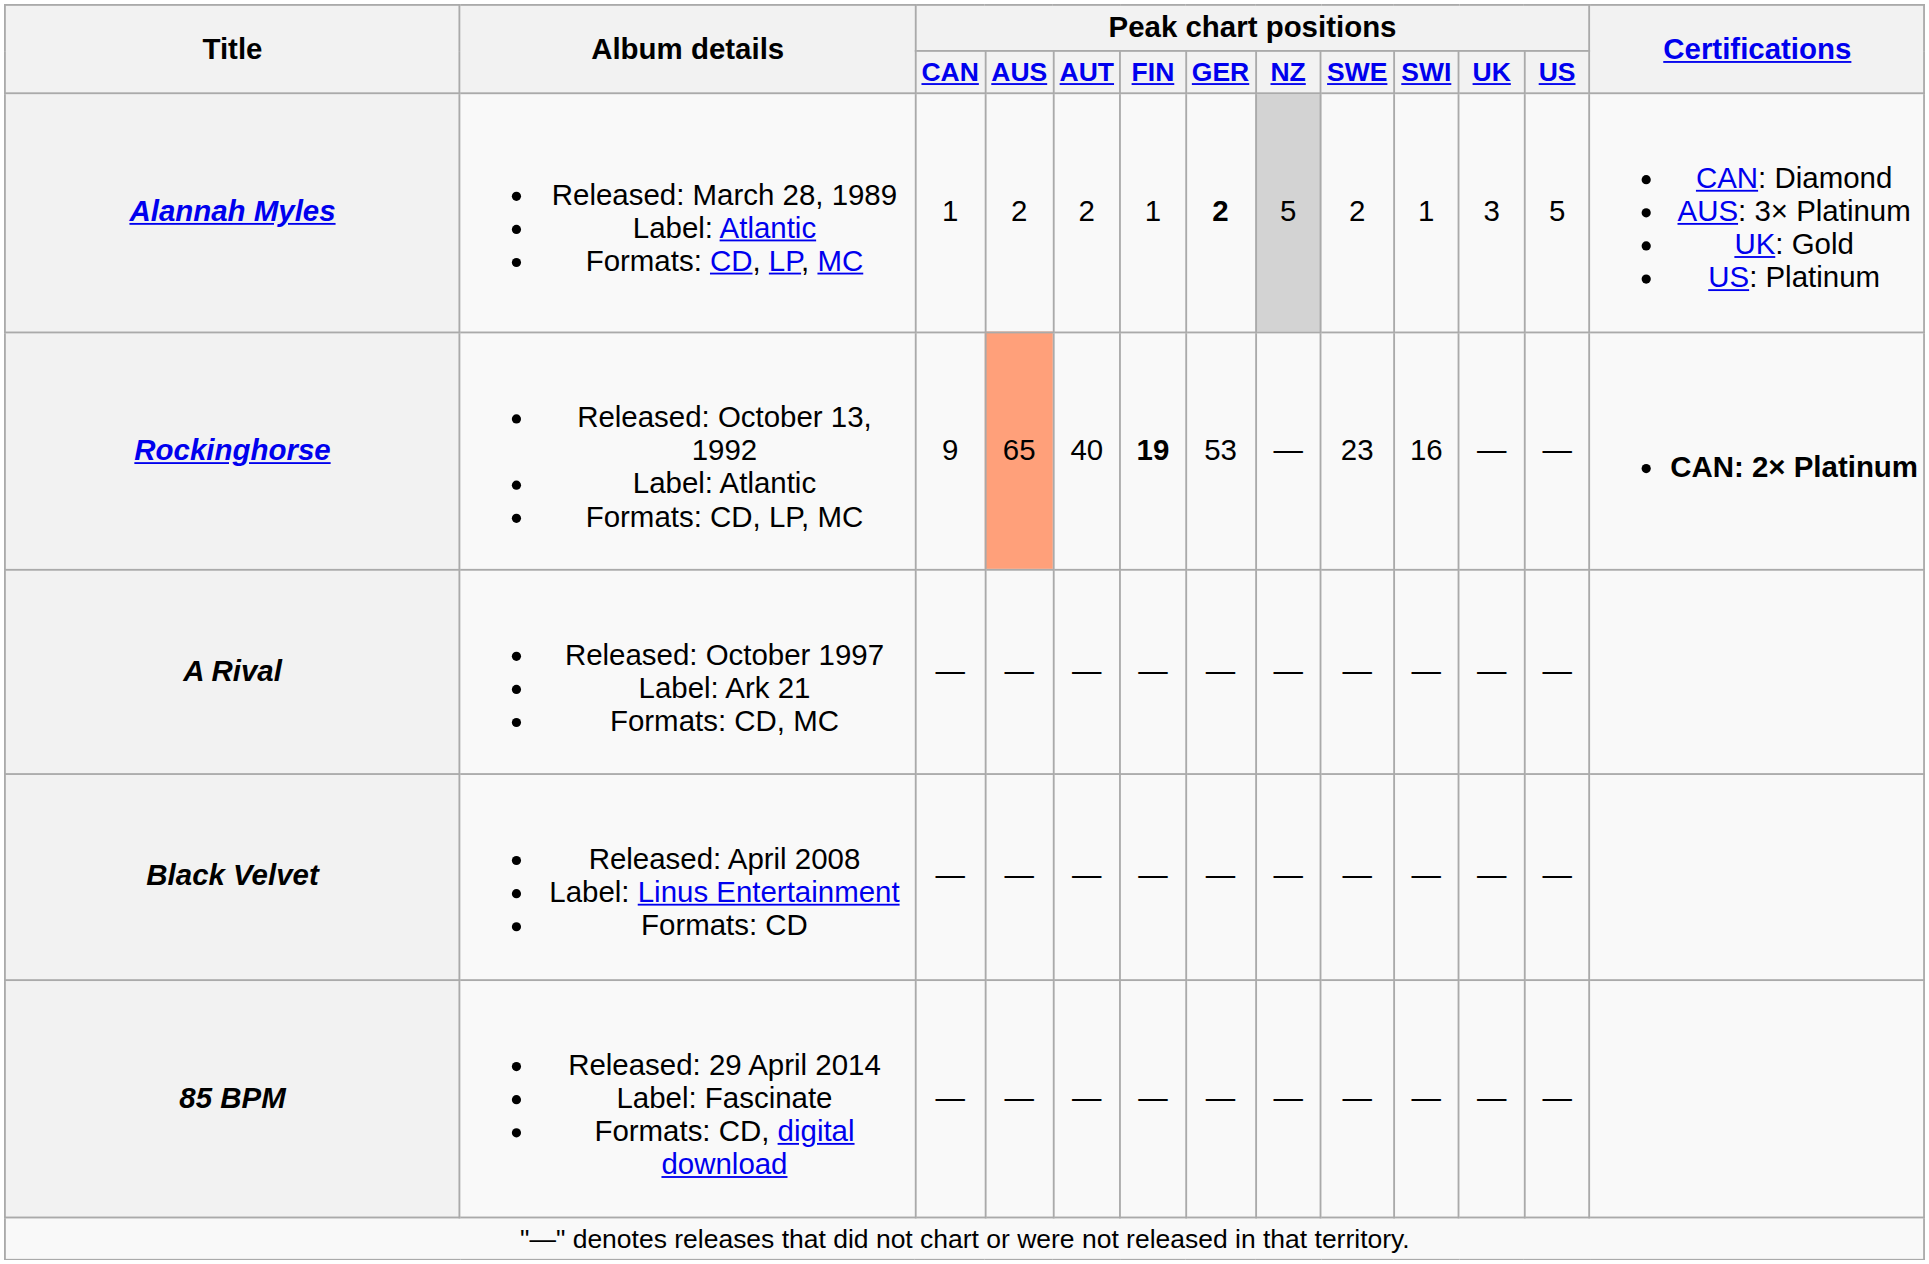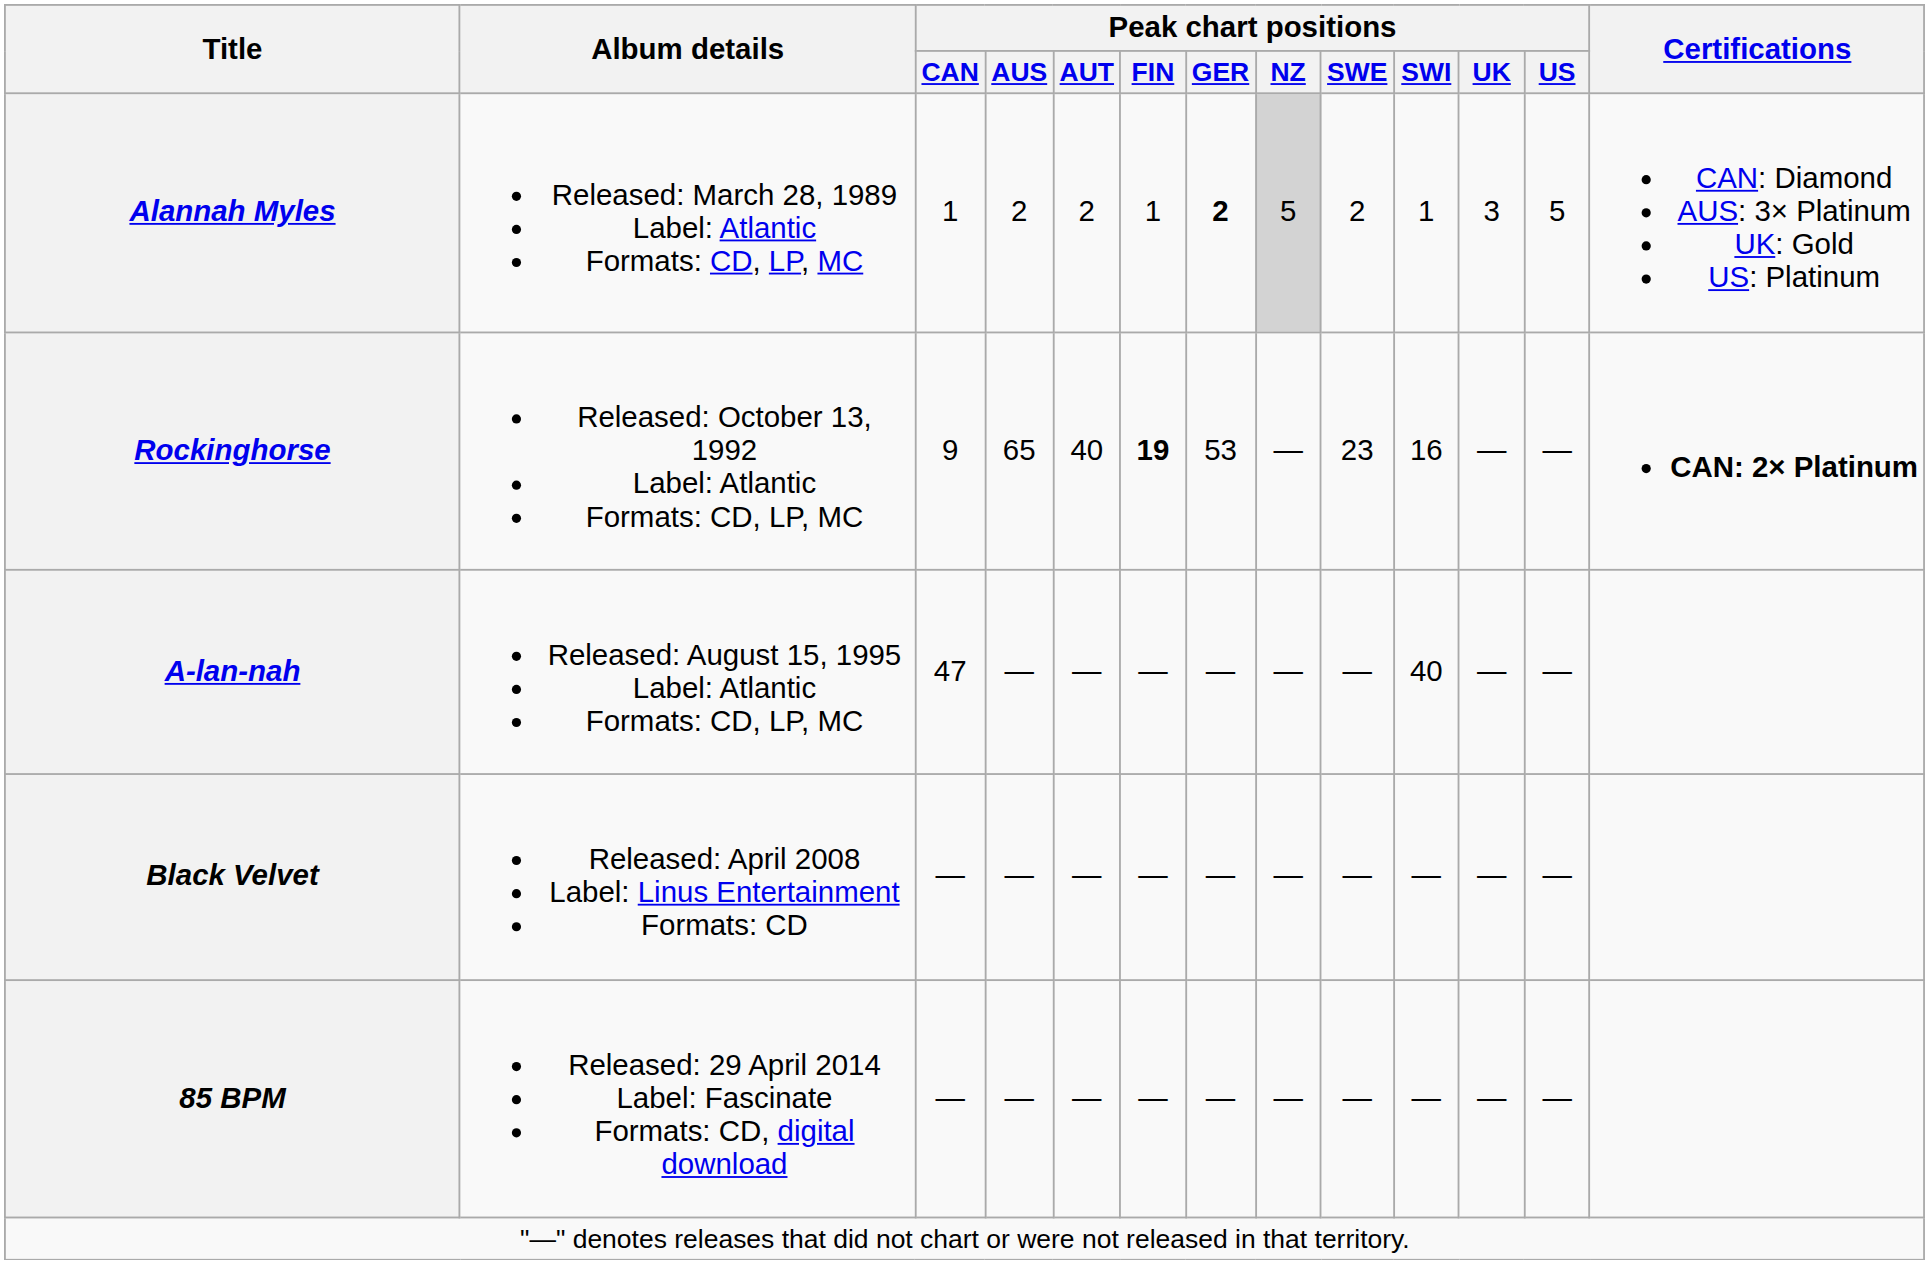(1019, 450) lightsalmon background -> (1019, 450) no background
+ row: (233, 671)
- row: (233, 671)
